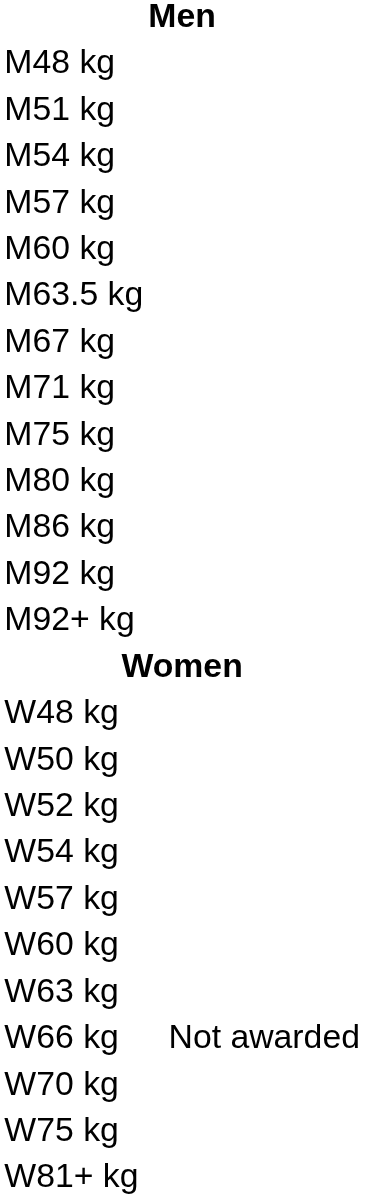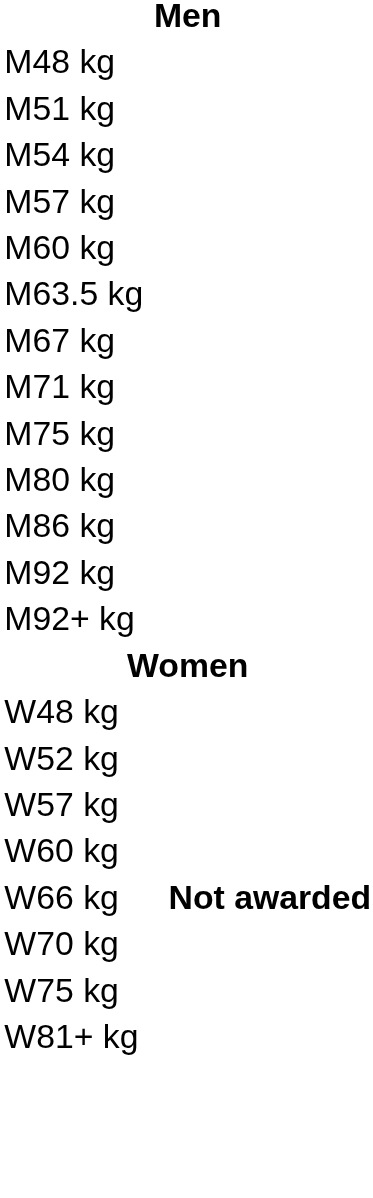- row: (62, 758)
- row: (62, 851)
- row: (62, 990)
(264, 1037) normal -> (270, 897) bold
